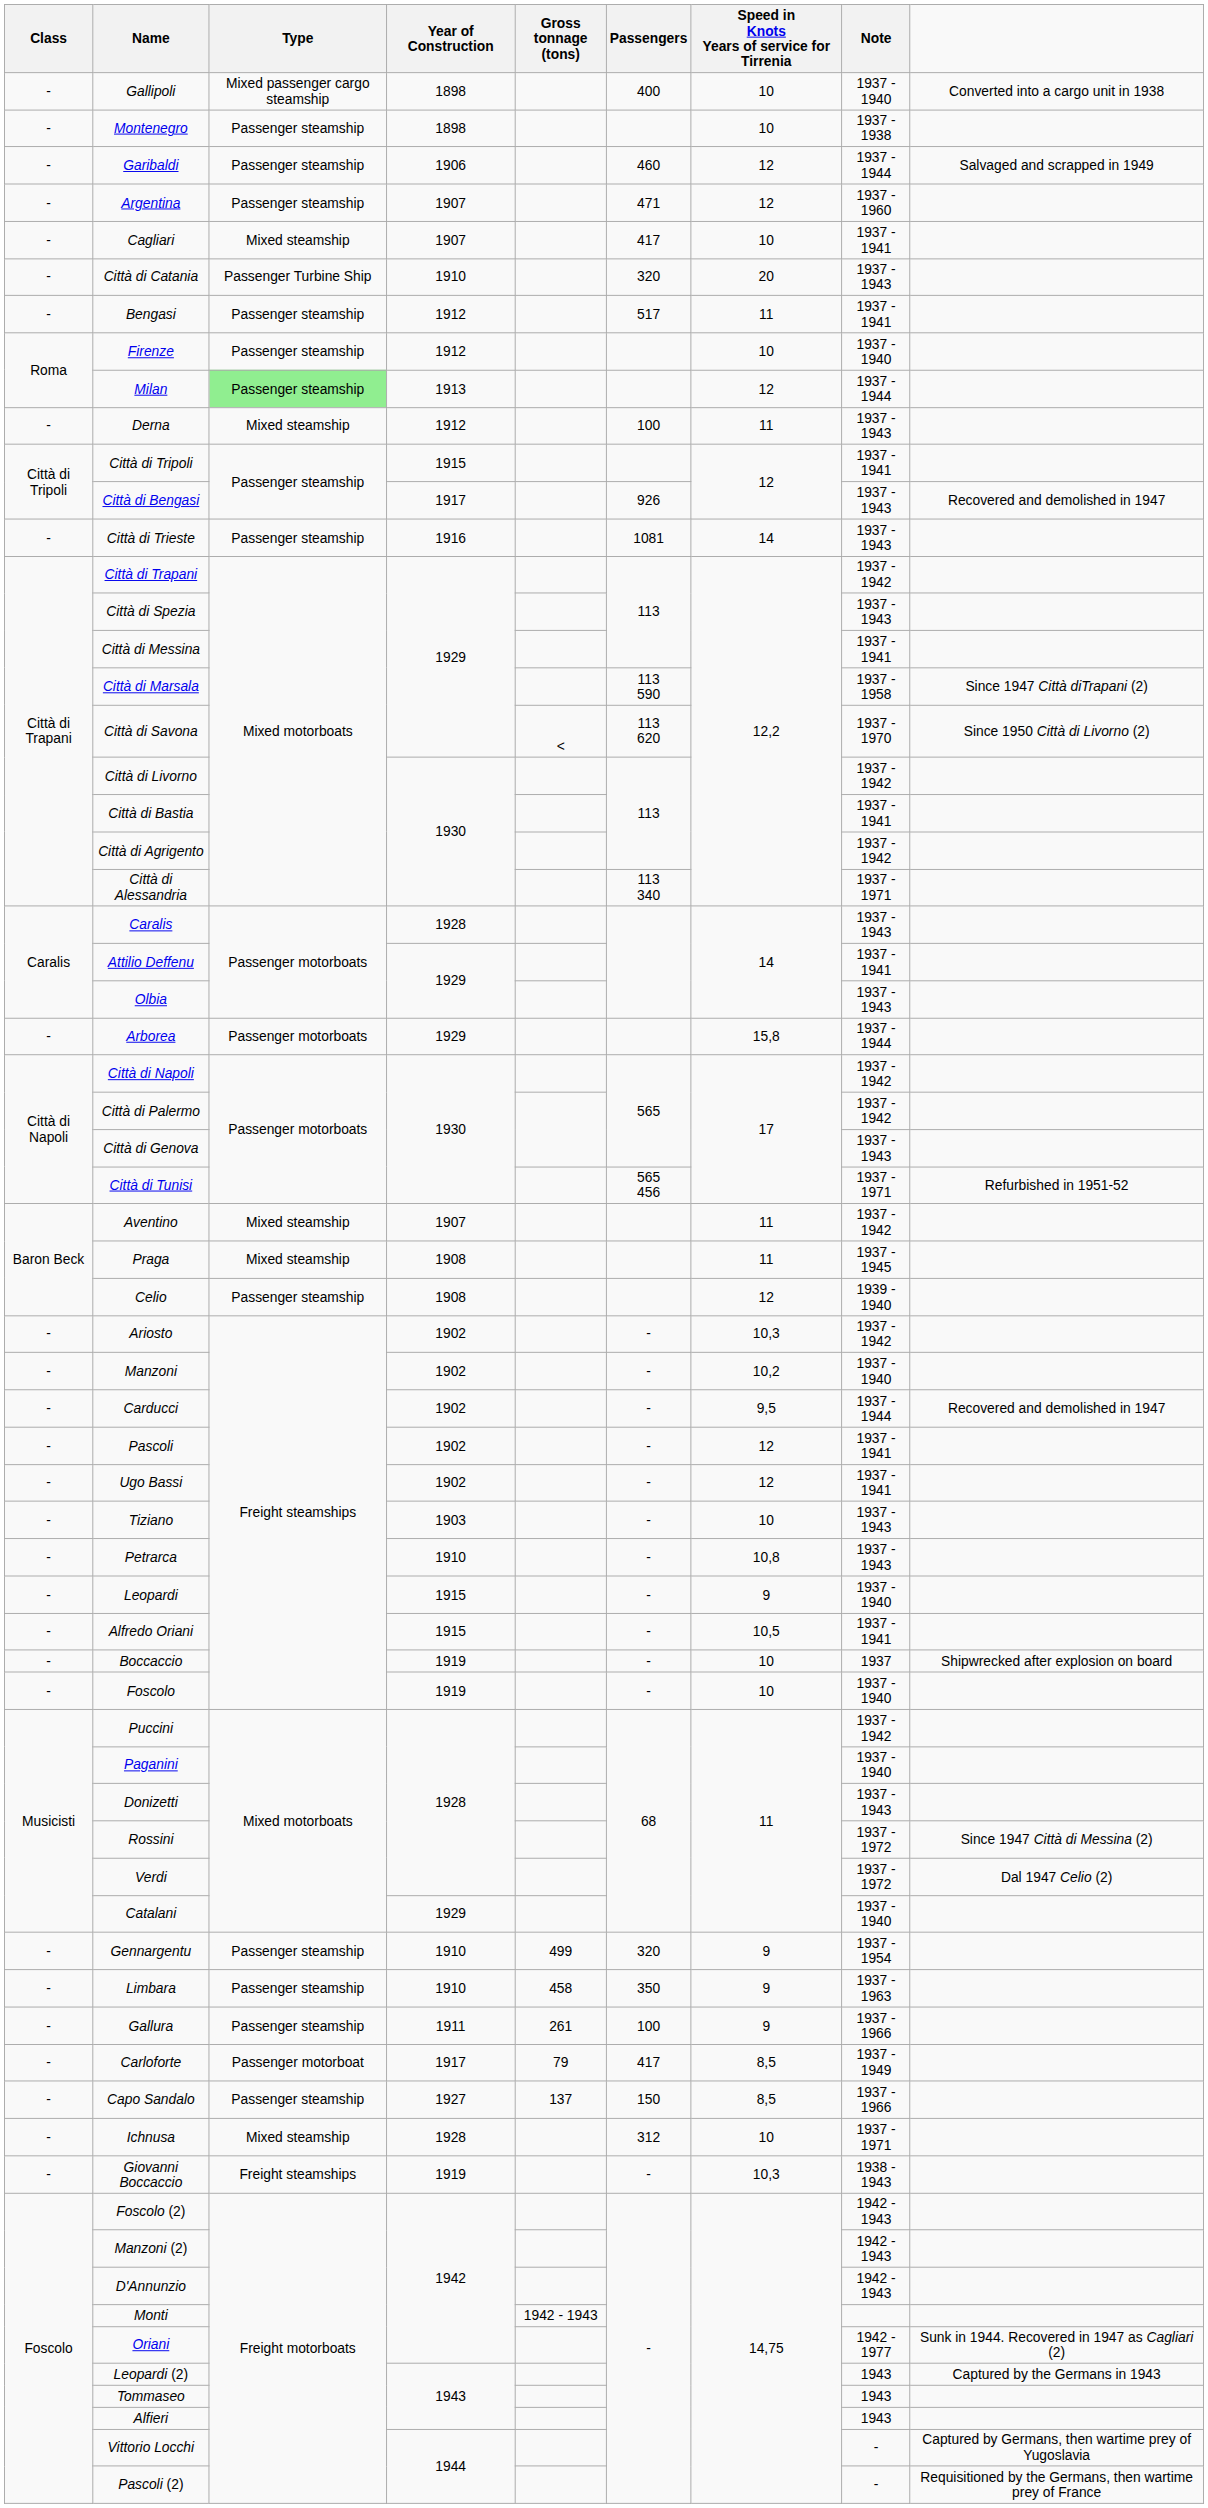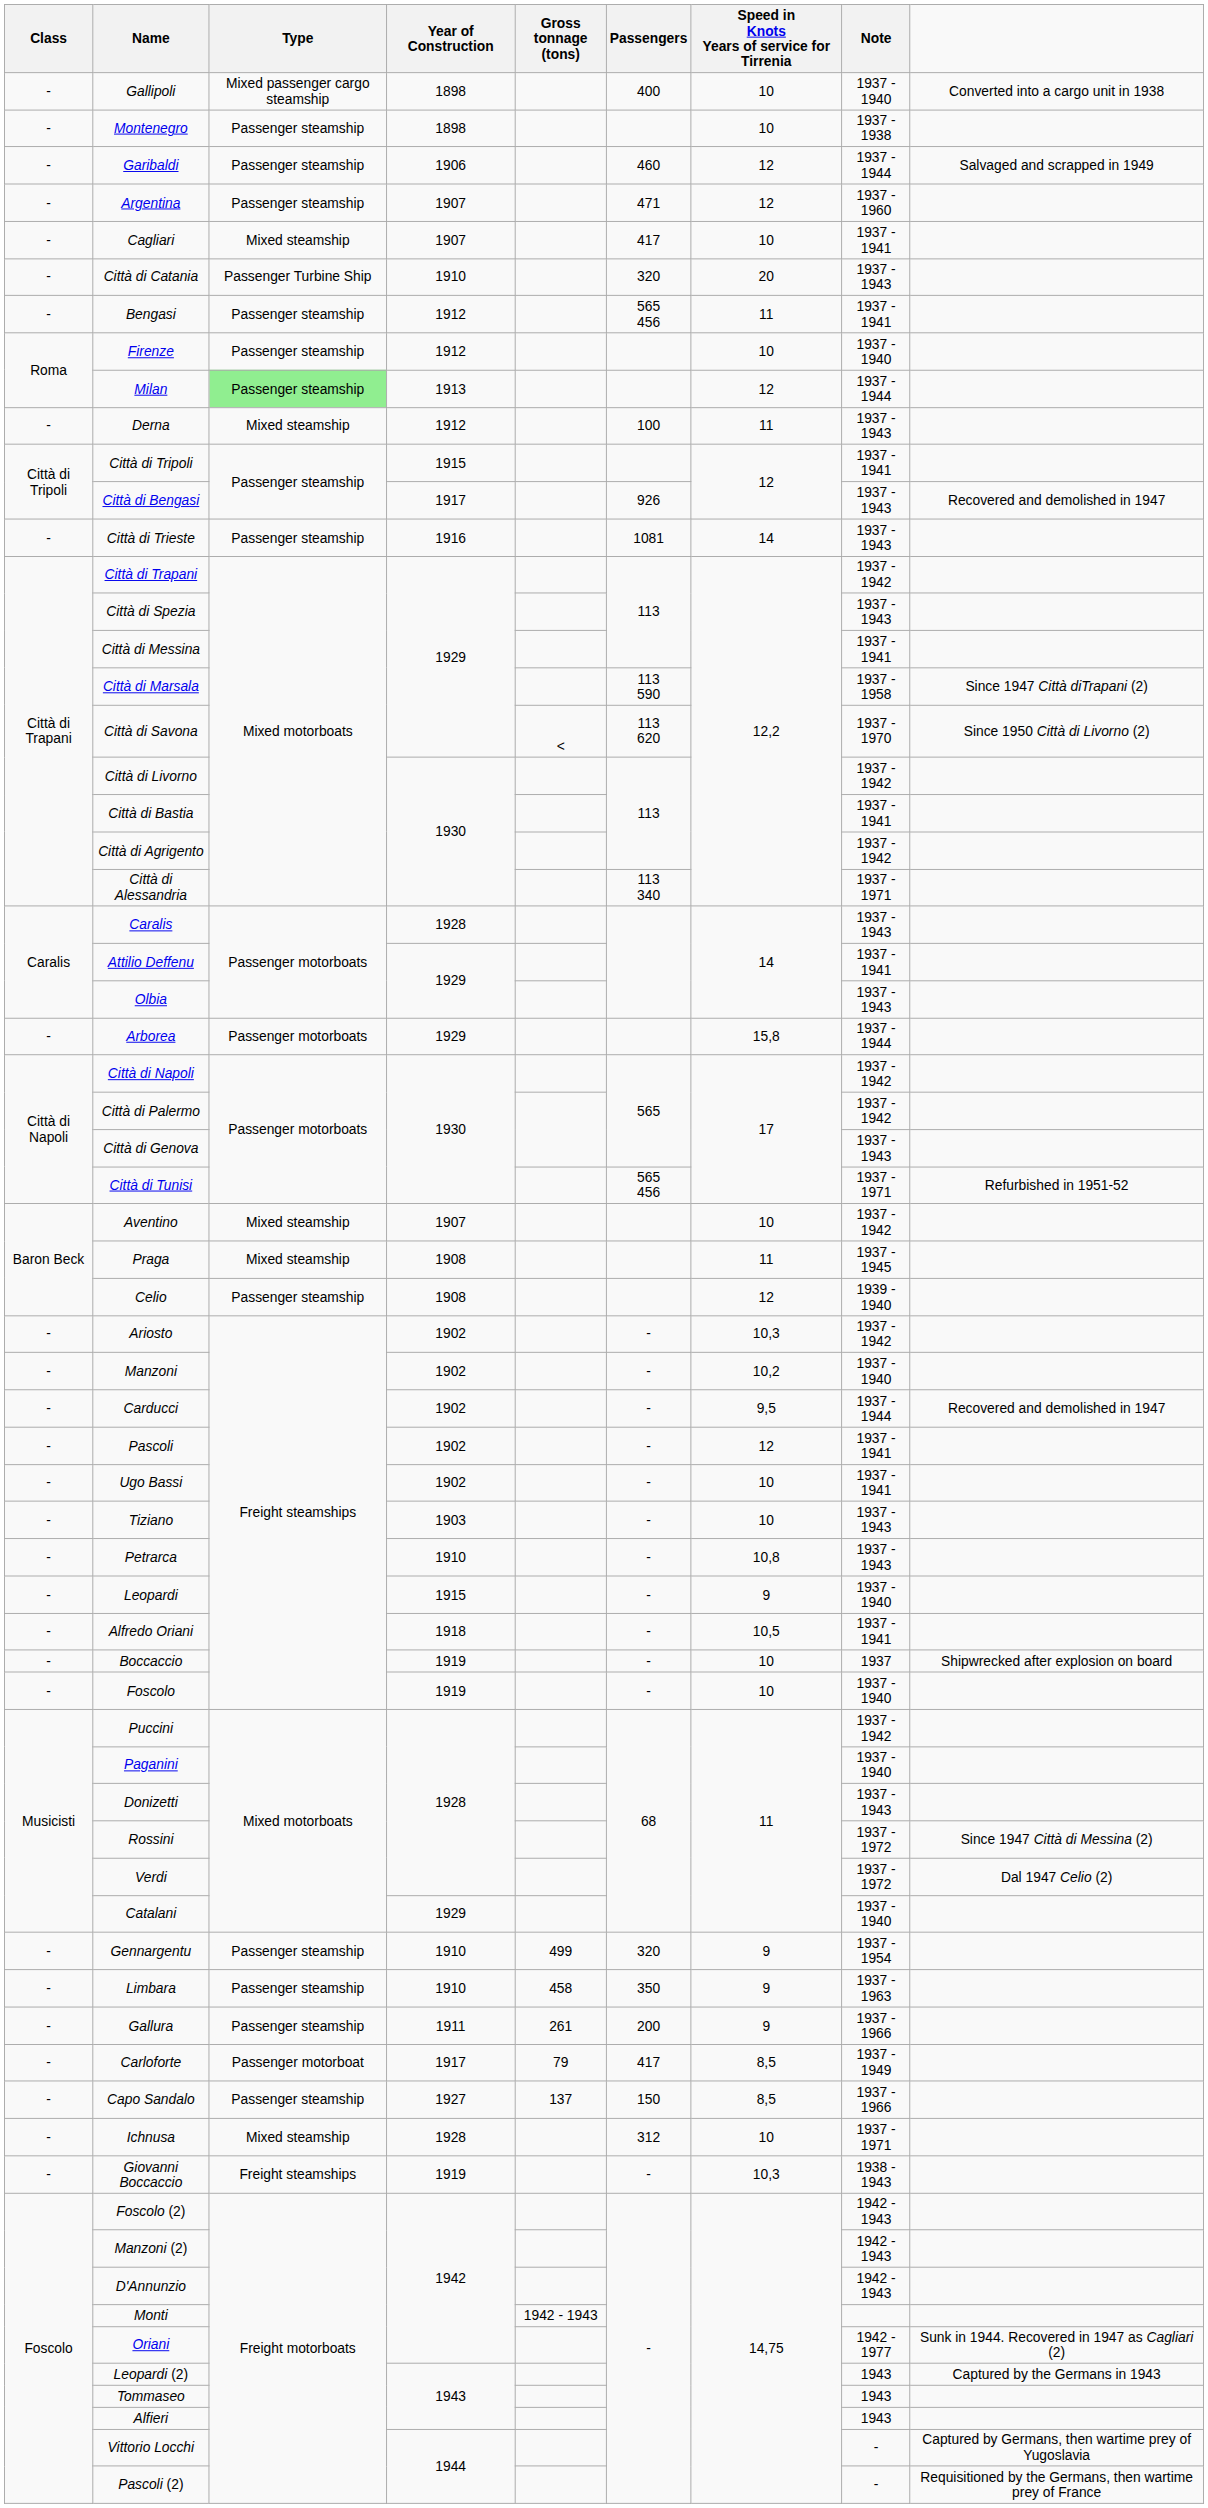(649, 315) 517 -> (649, 315) 565 456
(766, 1223) 11 -> (766, 1223) 10
(766, 1483) 12 -> (766, 1483) 10
(451, 1632) 1915 -> (451, 1632) 1918
(649, 2026) 100 -> (649, 2026) 200
